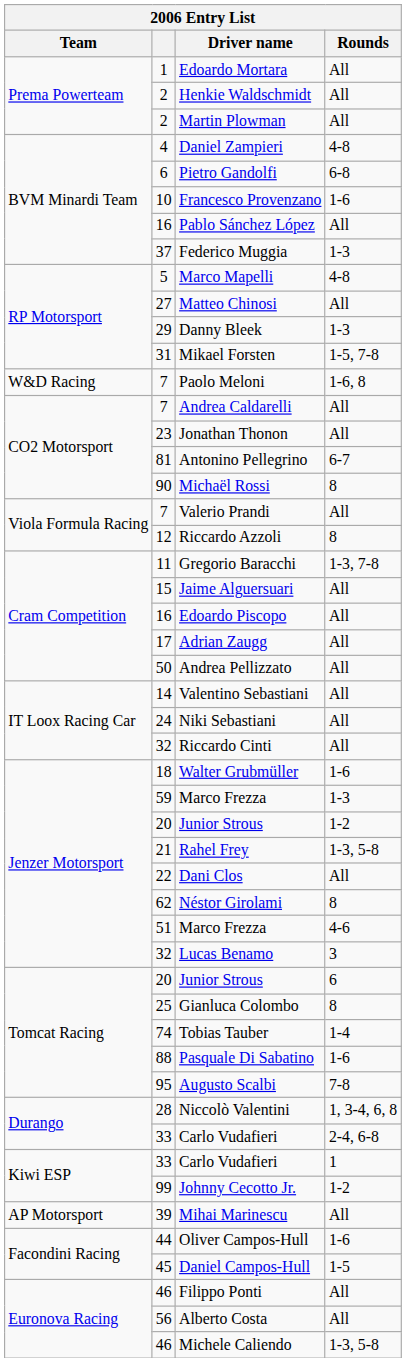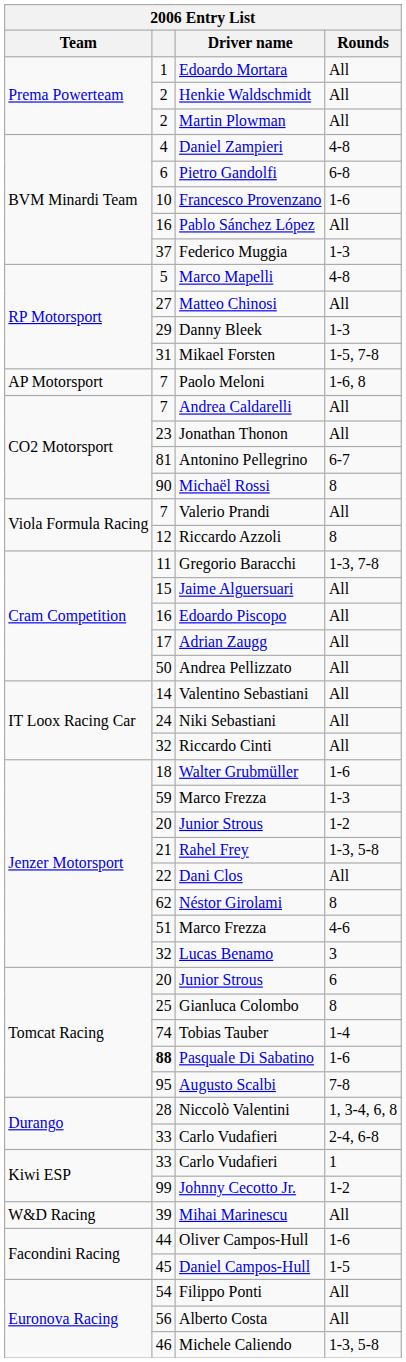(52, 381) W&D Racing -> (56, 381) AP Motorsport
(164, 1058) normal -> (164, 1058) bold
(56, 1214) AP Motorsport -> (52, 1214) W&D Racing
(164, 1292) 46 -> (164, 1292) 54
